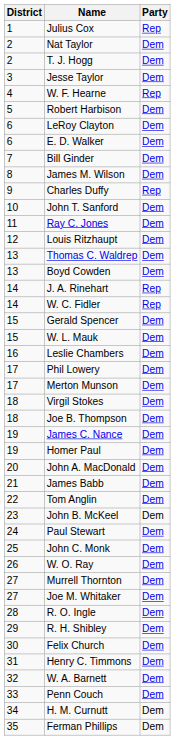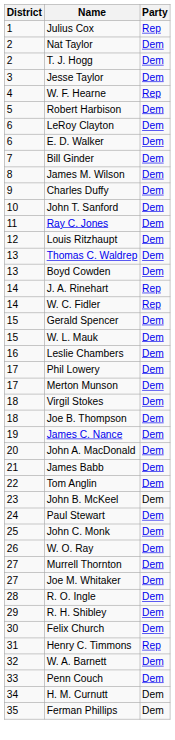(151, 191) Rep -> (153, 191) Dem
- row: (74, 451)
(153, 662) Dem -> (151, 645) Rep
